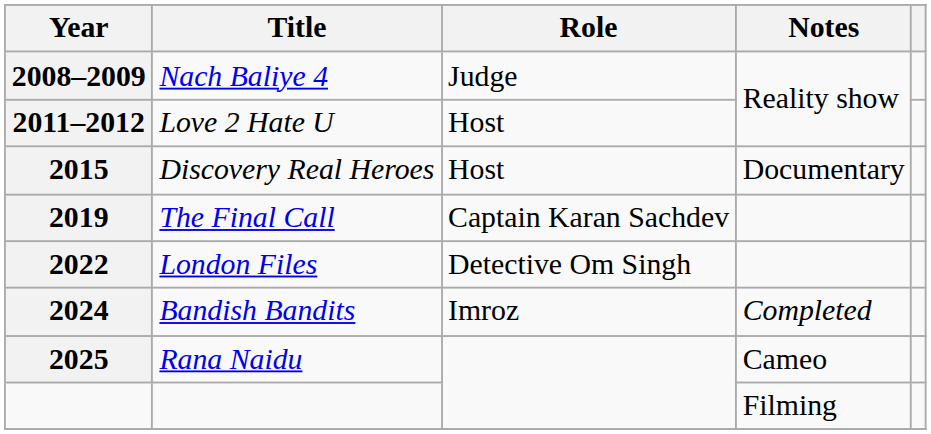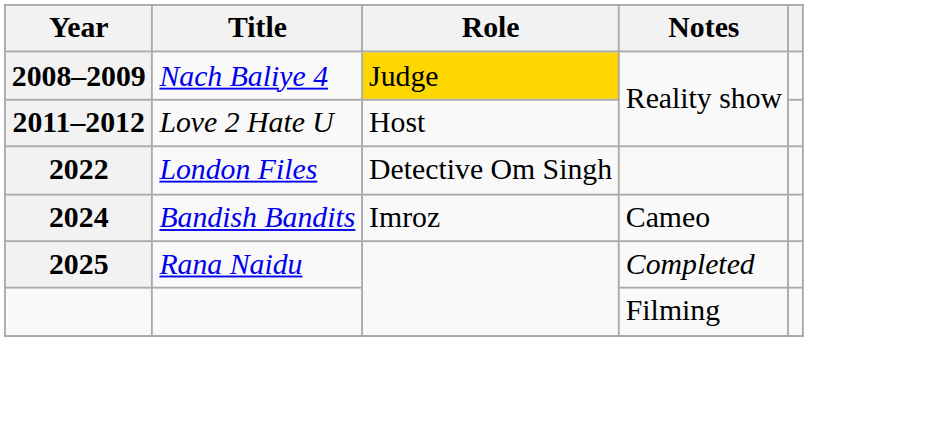(483, 75) no background -> (404, 75) gold background
- row: (79, 169)
- row: (79, 216)
(807, 311) Completed -> (668, 216) Cameo
(785, 358) Cameo -> (690, 264) Completed
